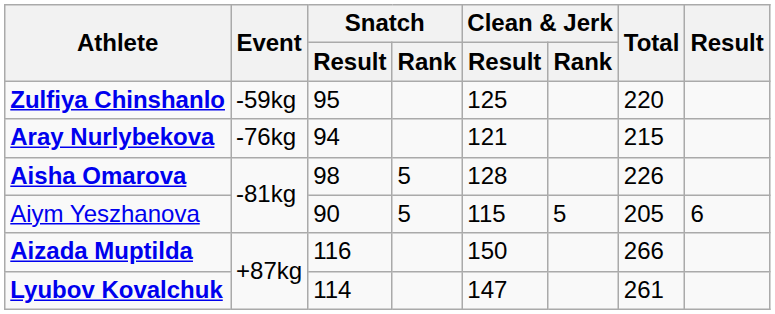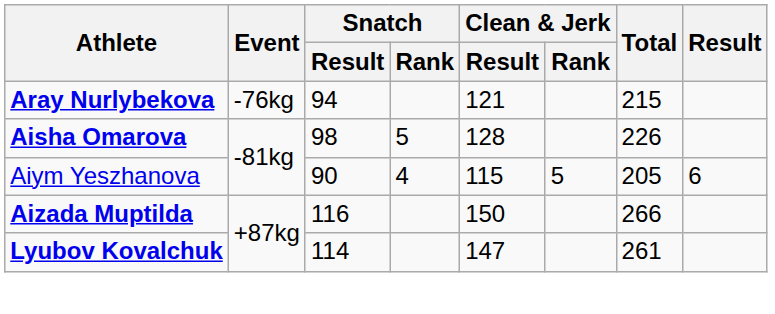- row: (118, 99)
(404, 213) 5 -> (402, 175) 4
